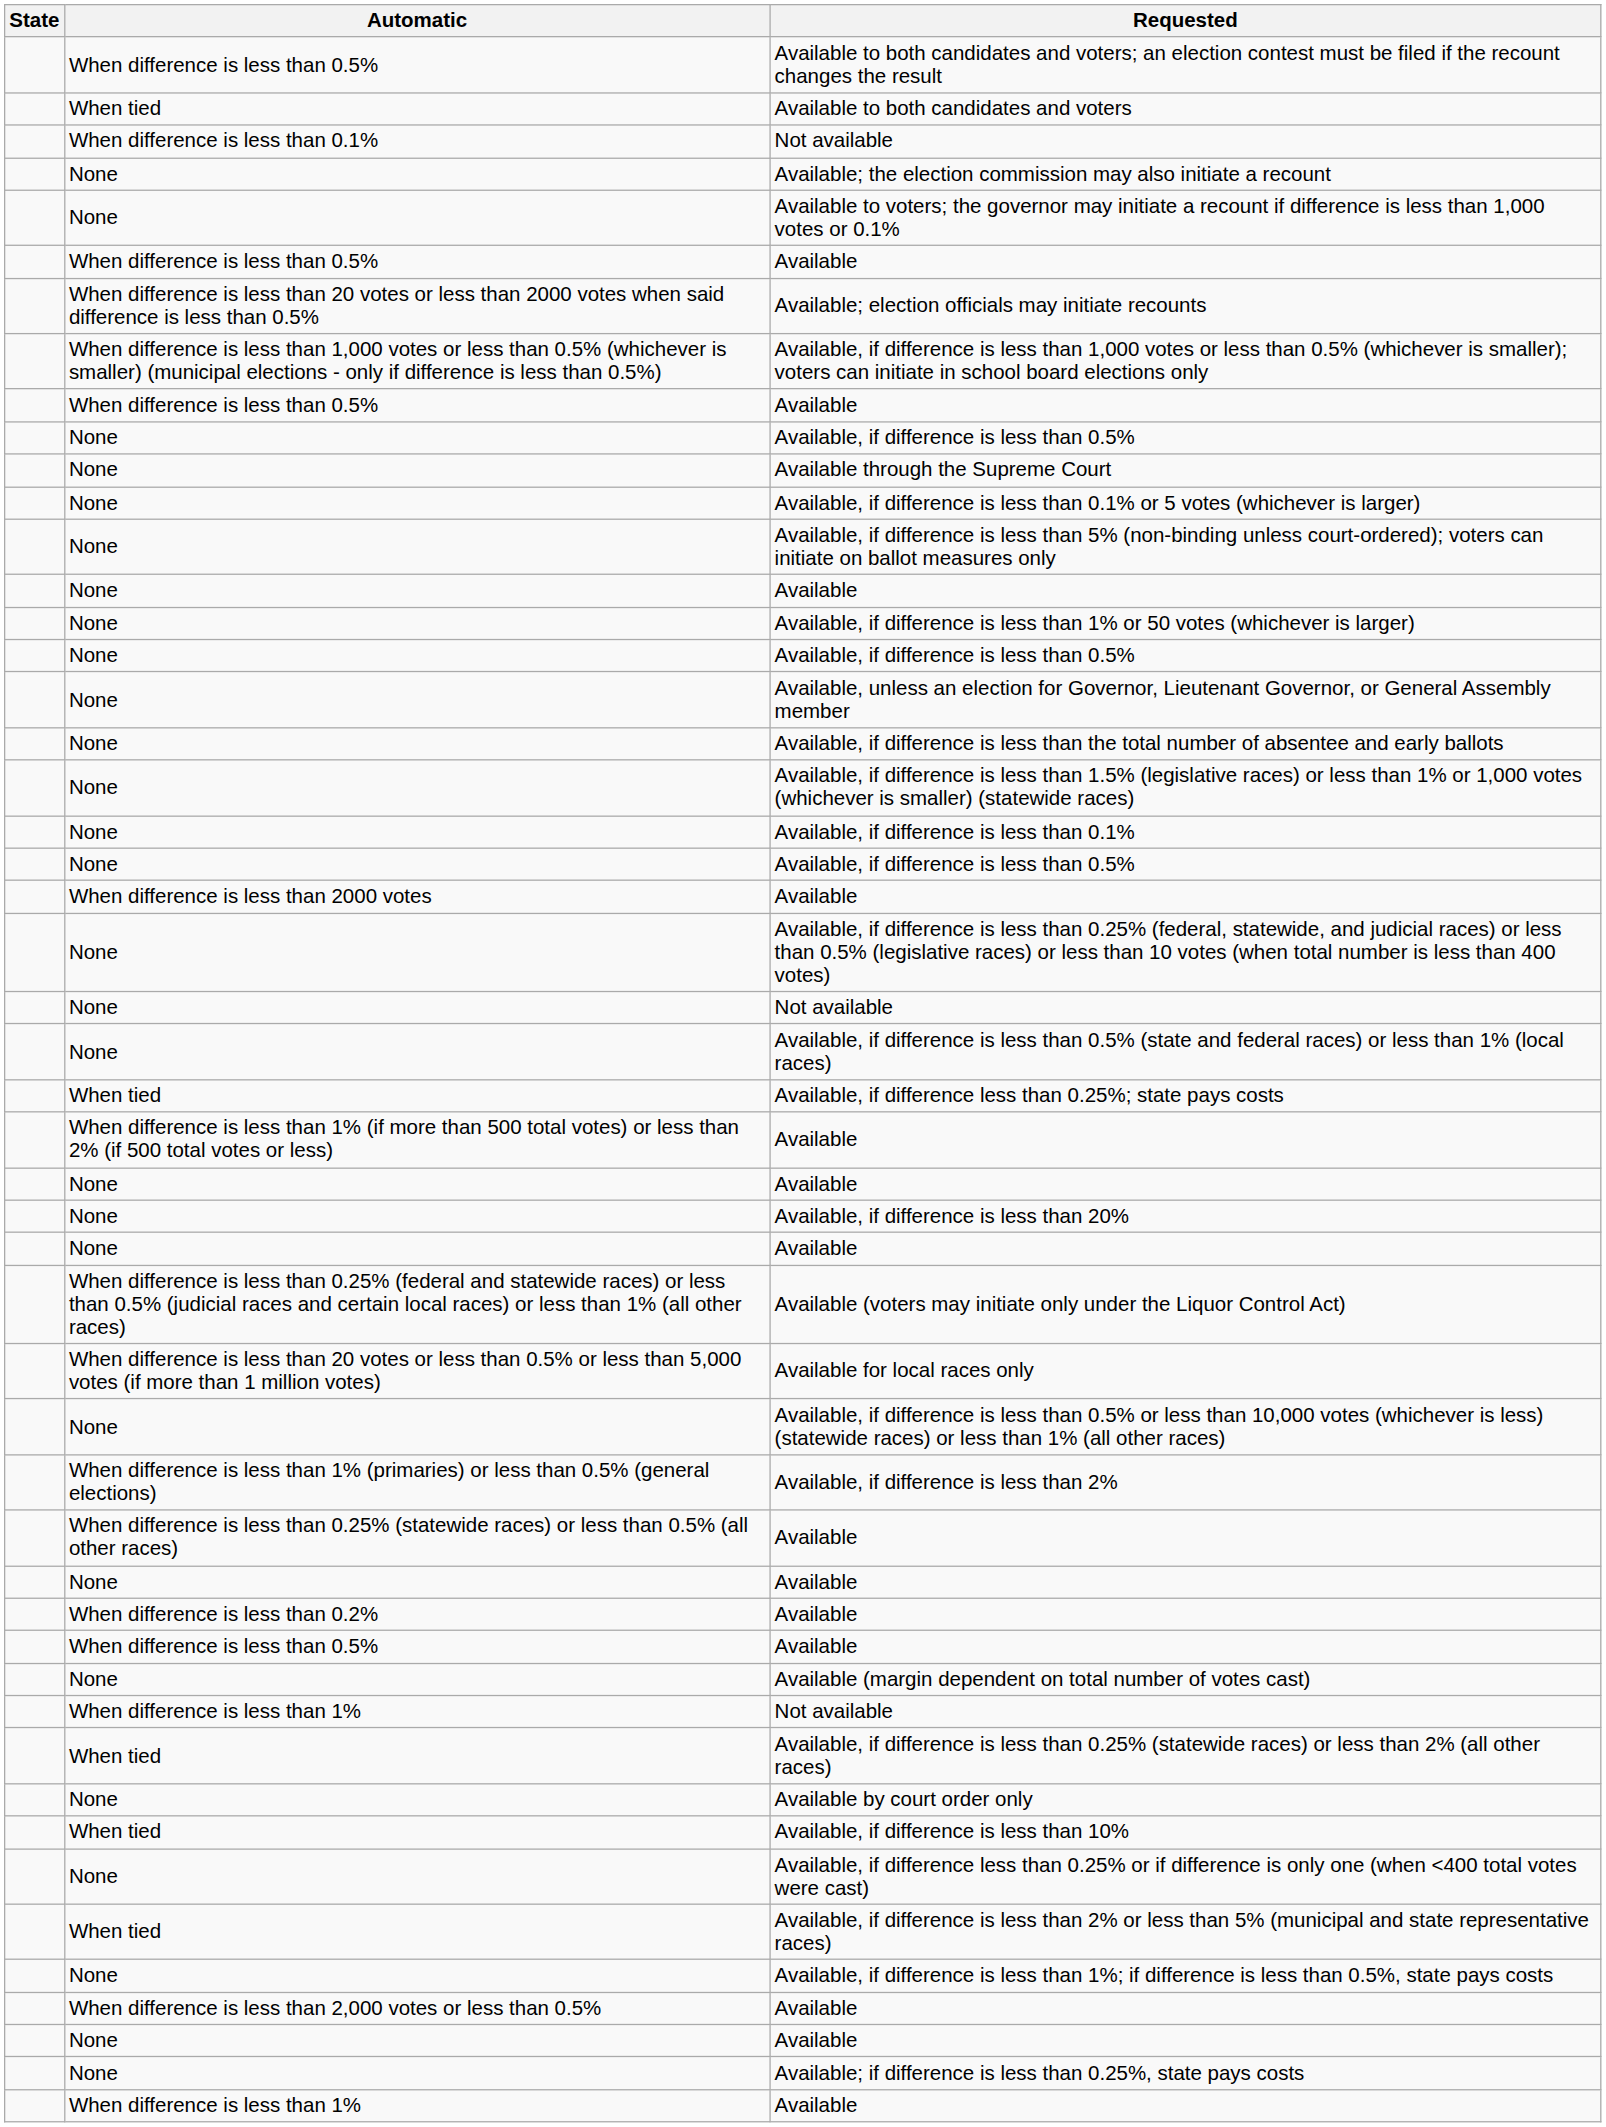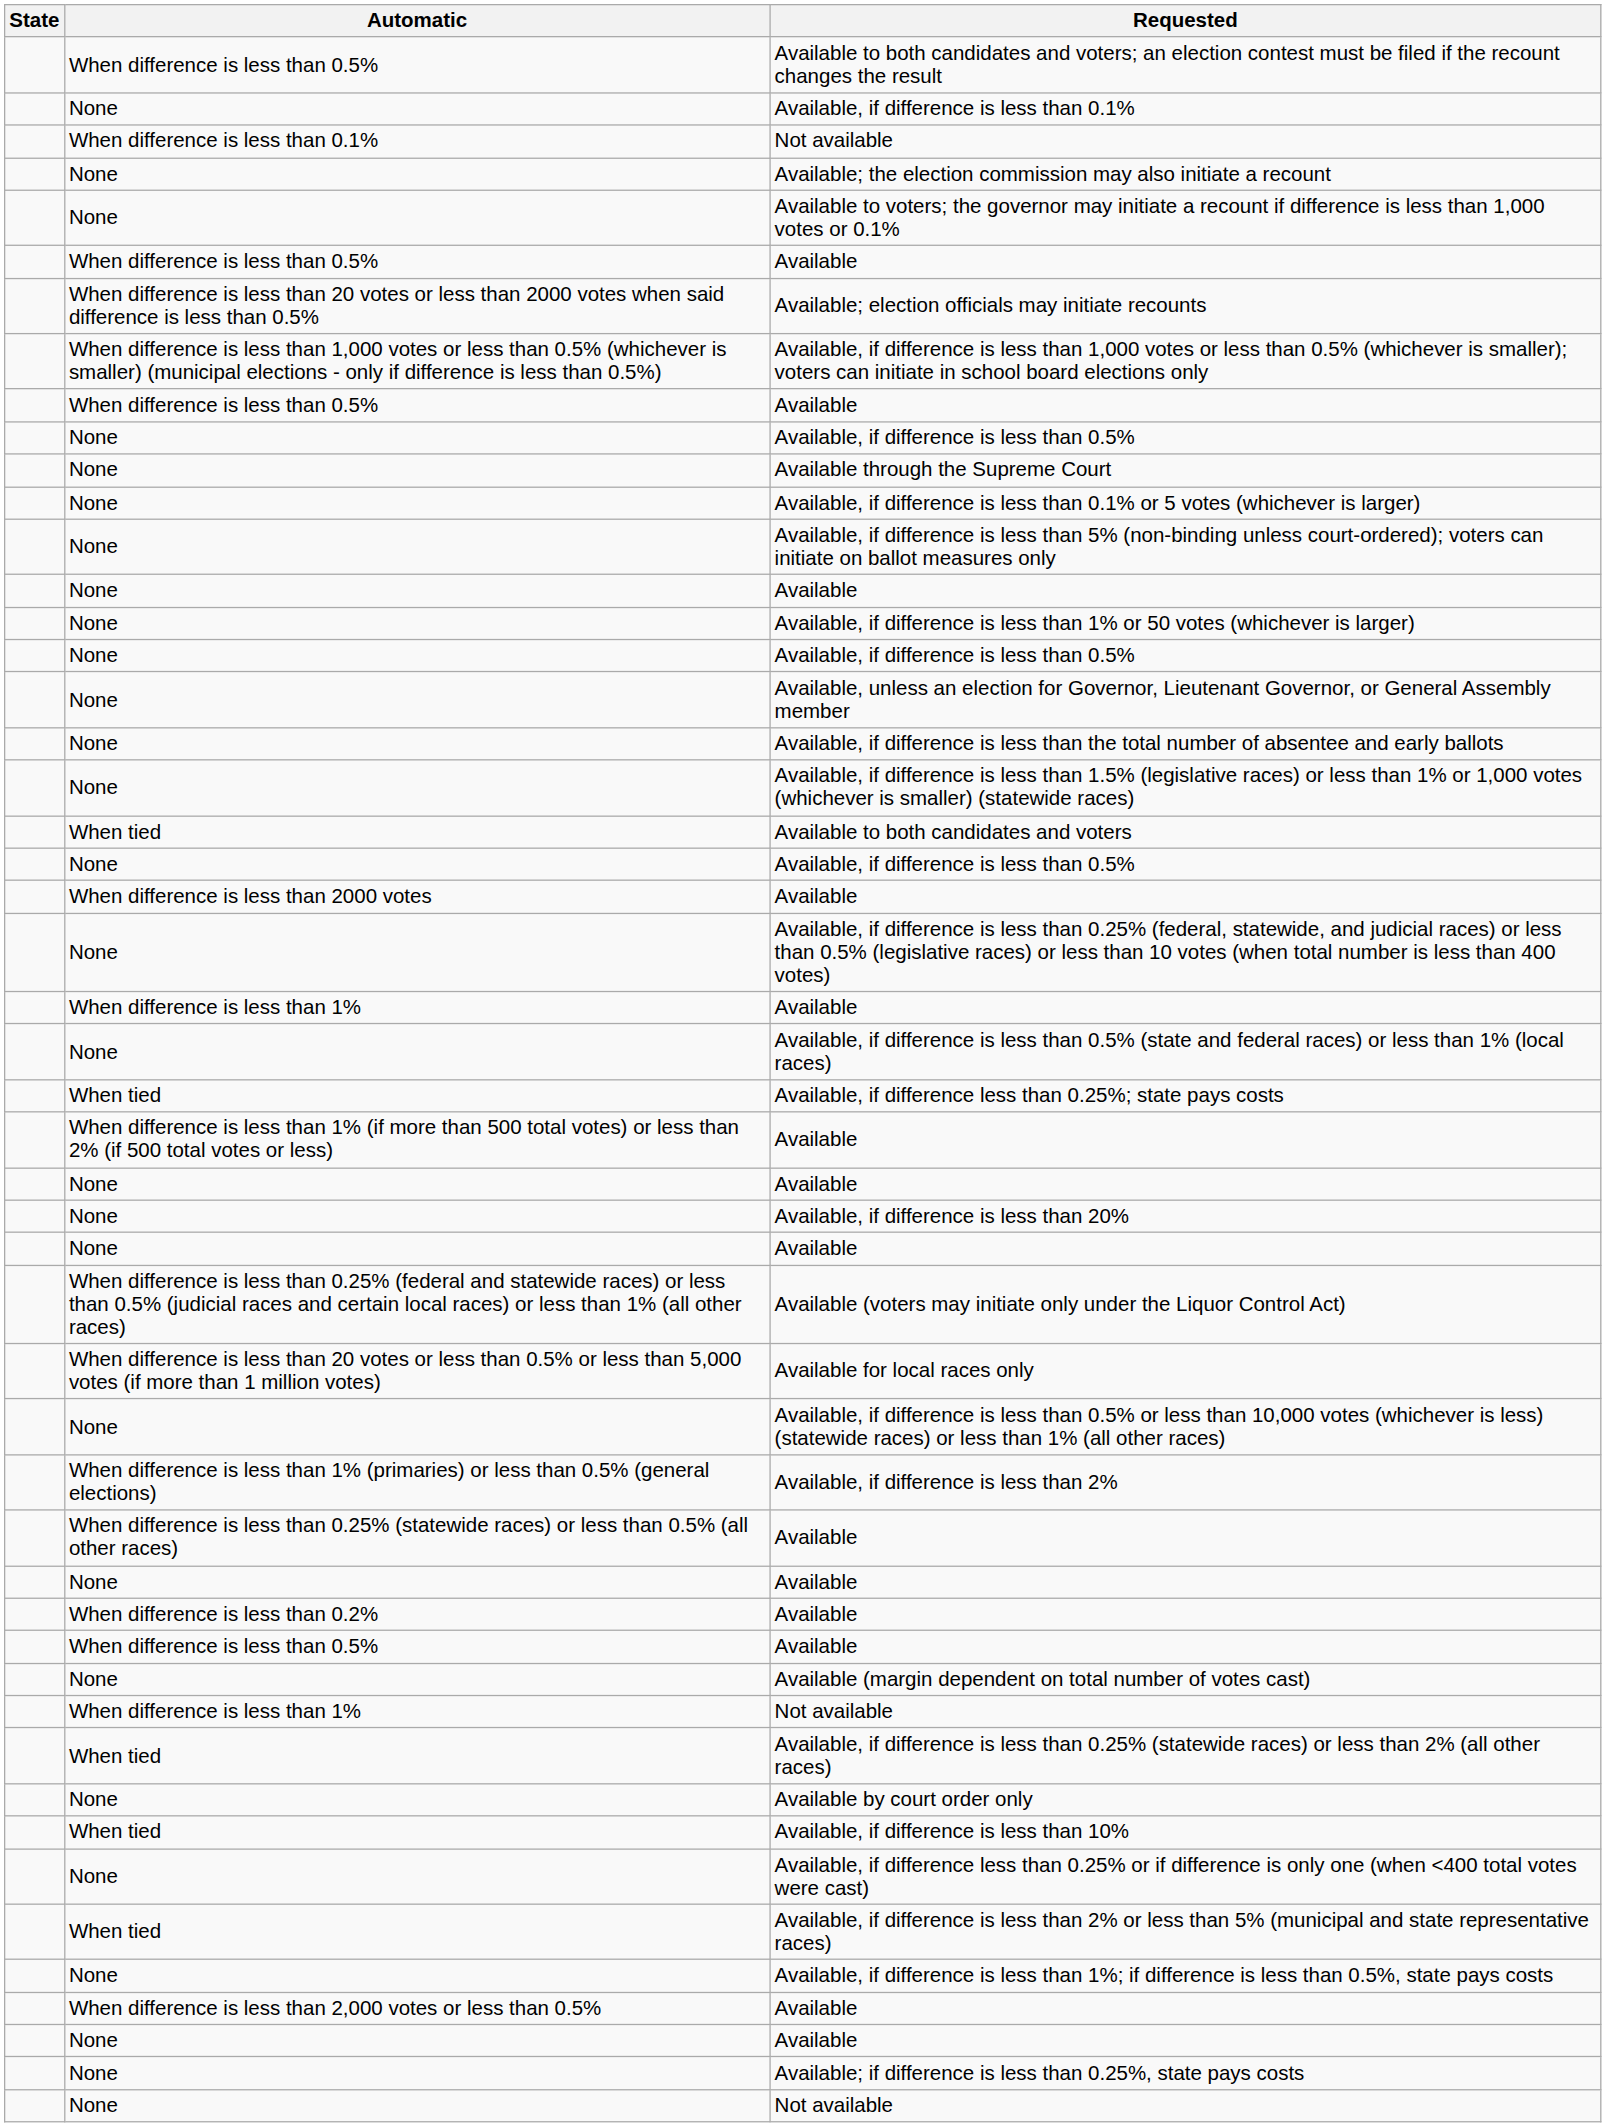rows swapped: (115, 108) <-> (93, 831)
rows swapped: (93, 1007) <-> (215, 2105)
